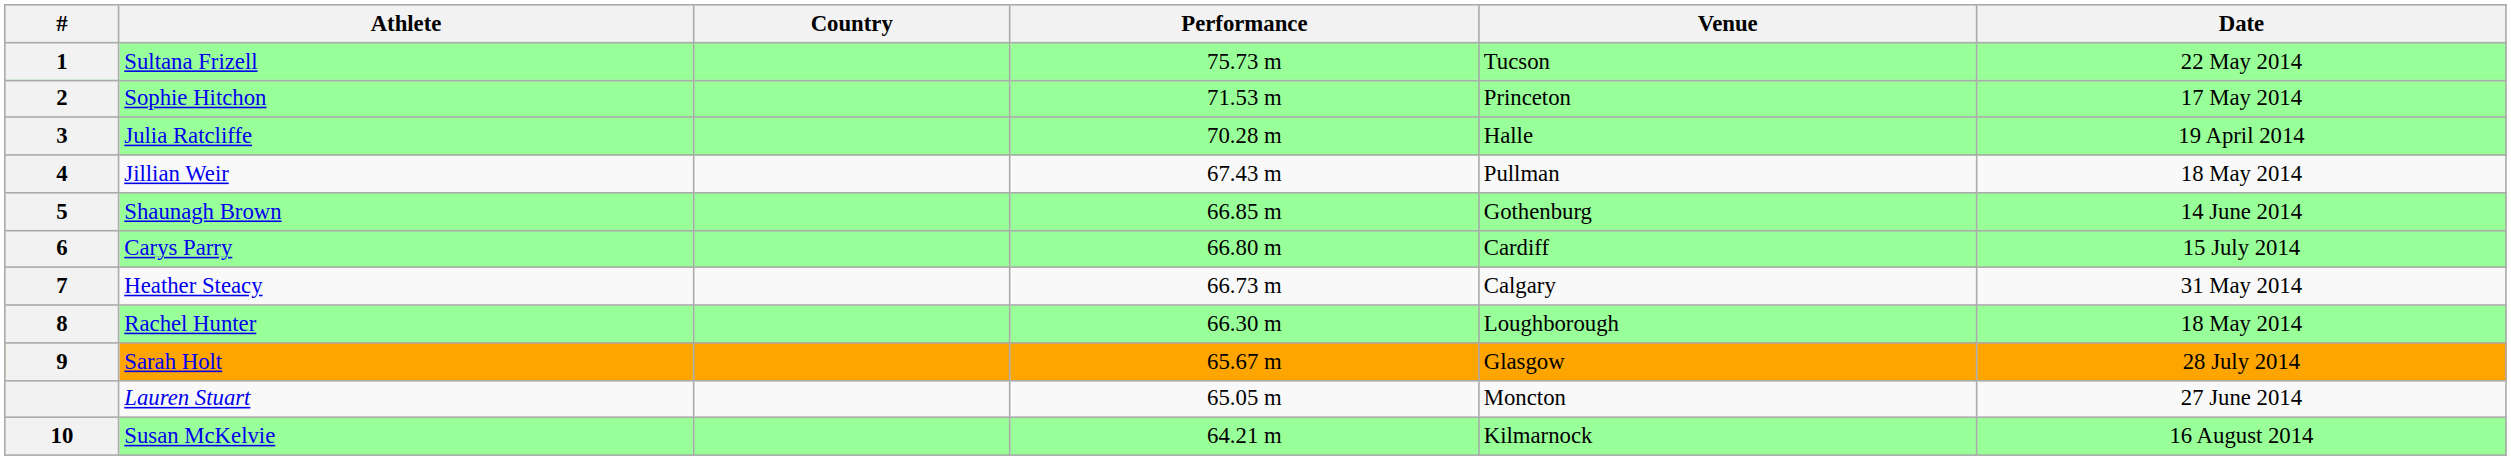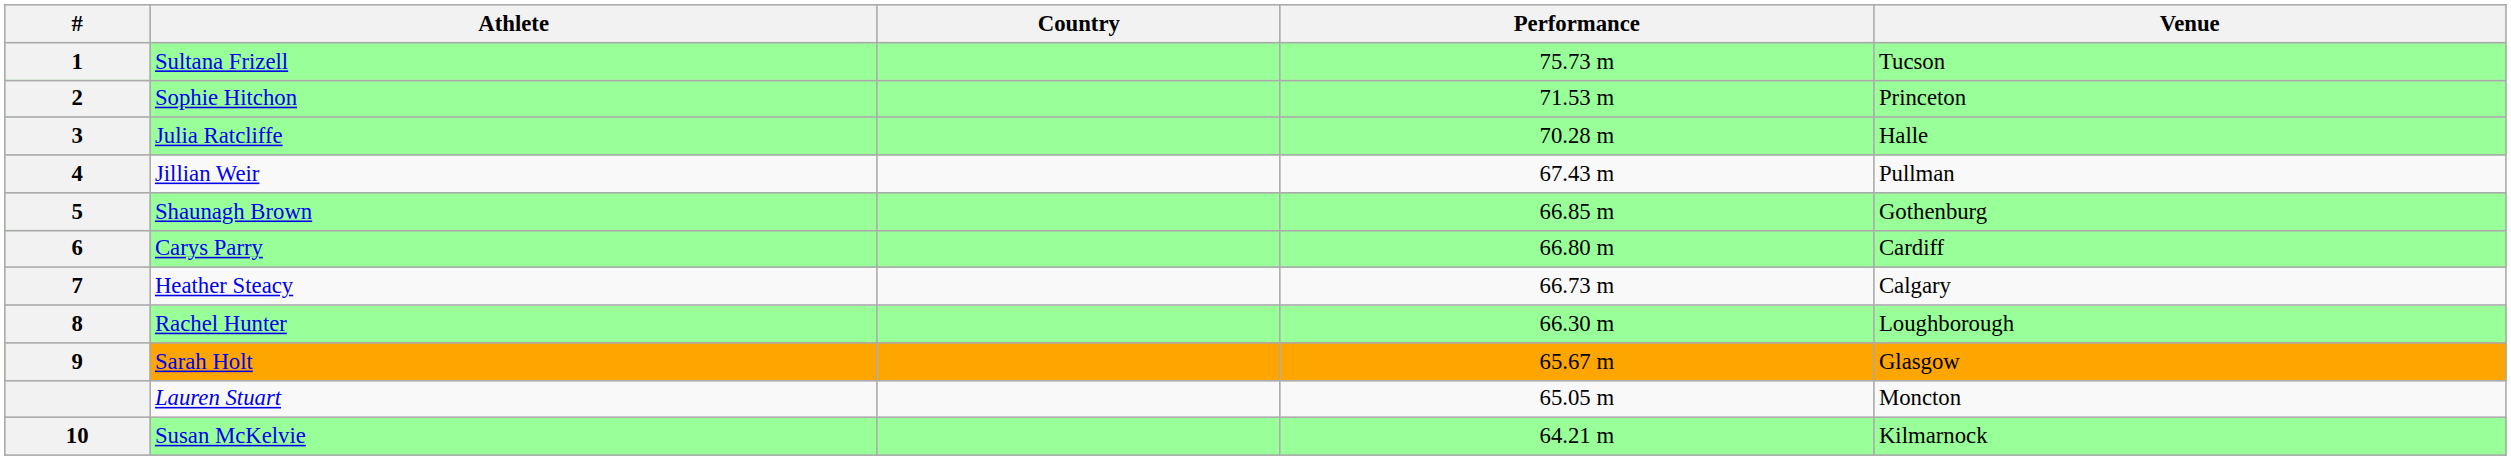- column: (2241, 23)
